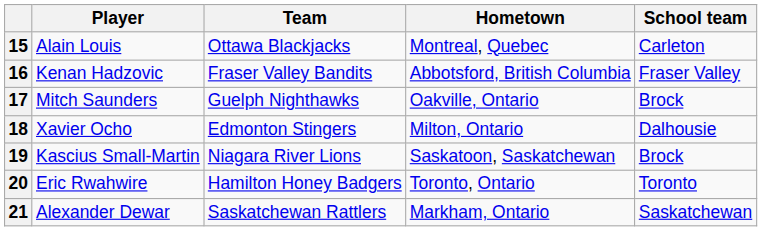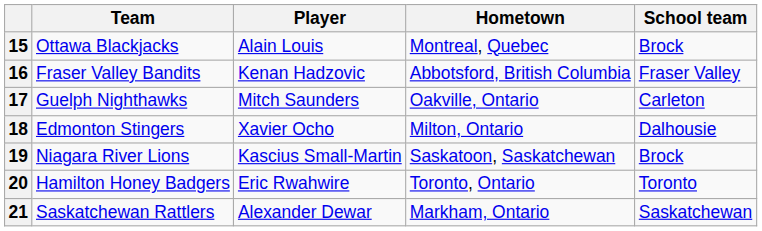columns swapped: (305, 18) <-> (118, 18)
(672, 45) Carleton -> (661, 45) Brock
(661, 101) Brock -> (672, 101) Carleton
